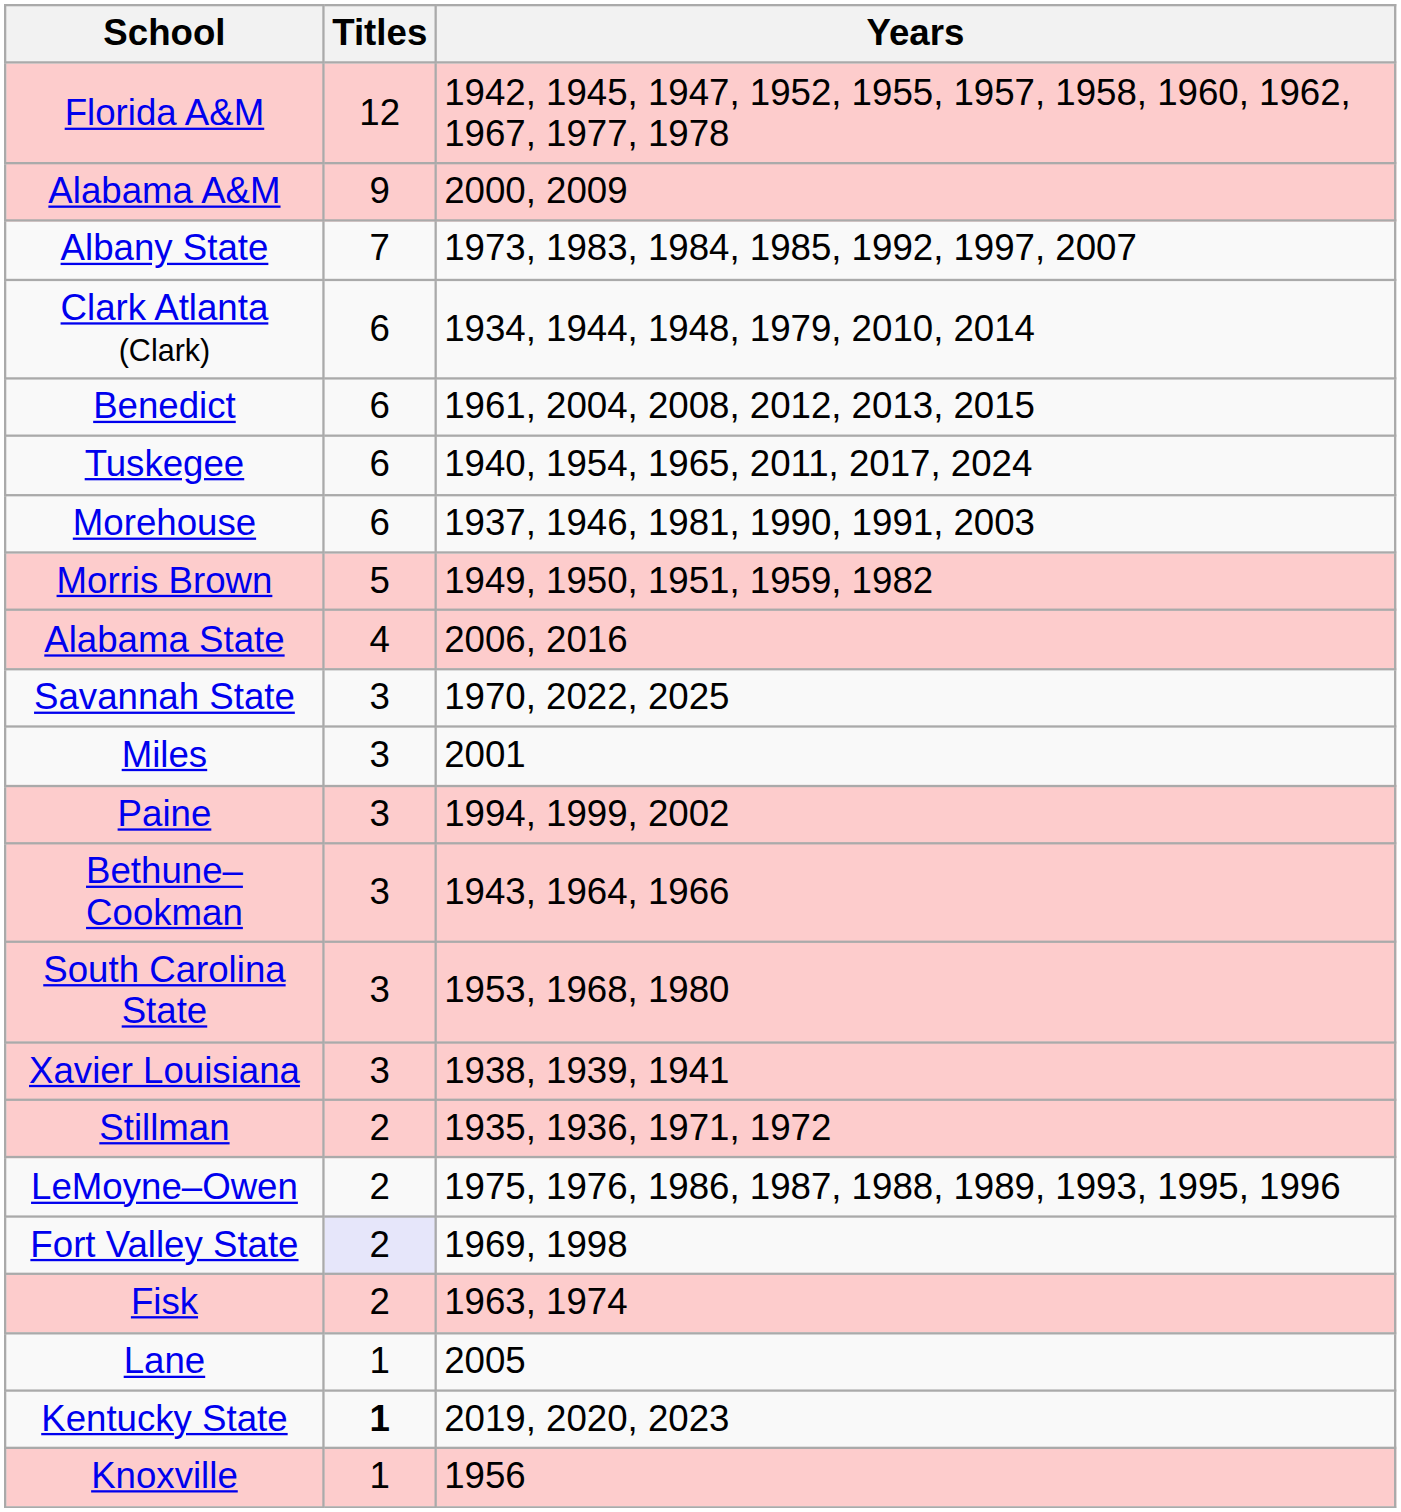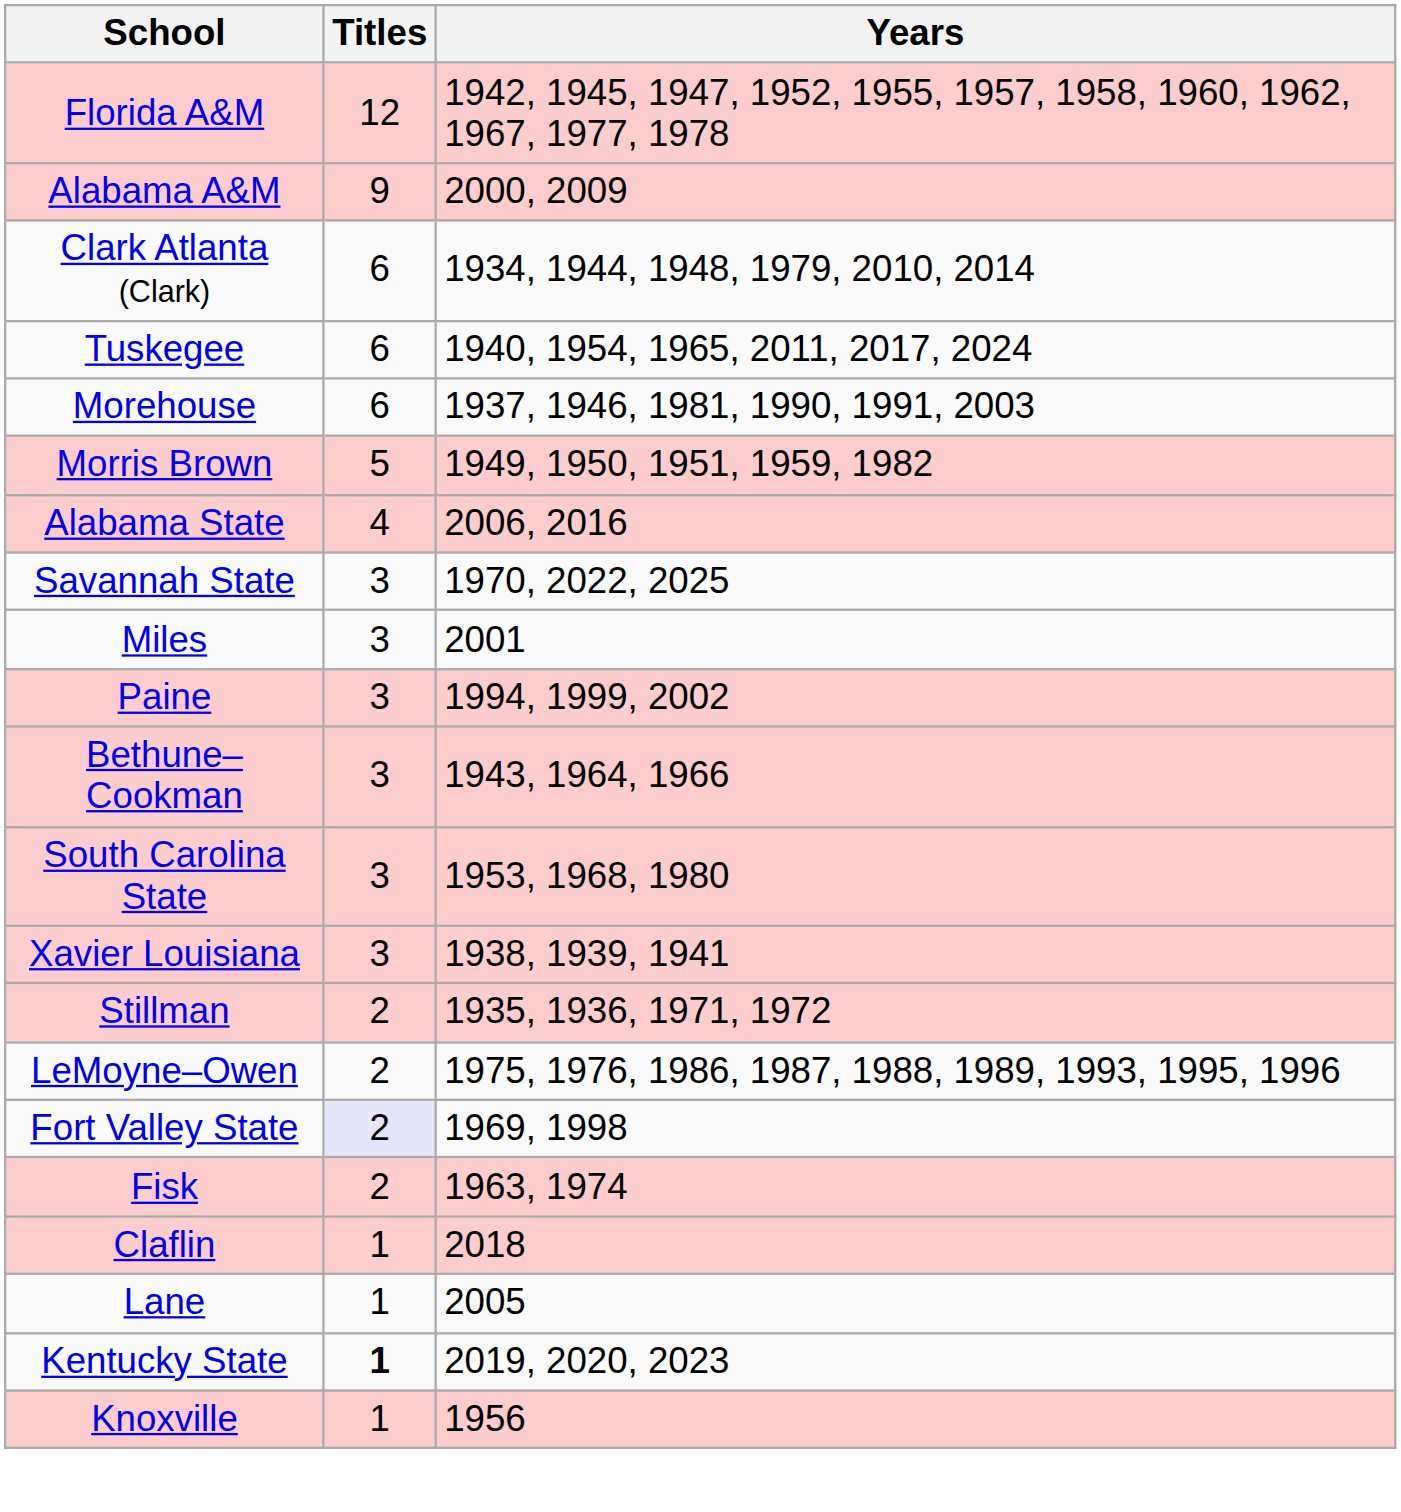- row: (164, 249)
- row: (164, 406)
+ row: (164, 1244)
